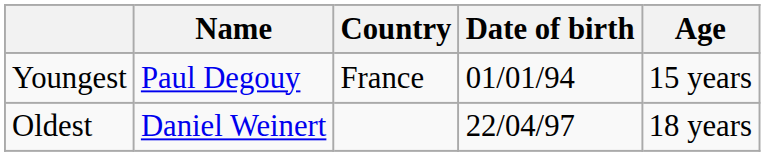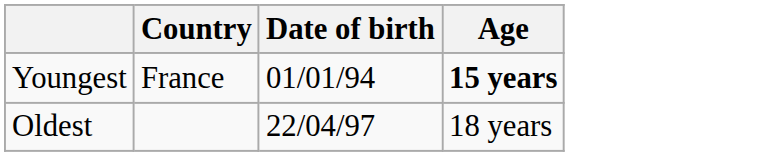- column: (234, 28)
(700, 77) normal -> (503, 77) bold
